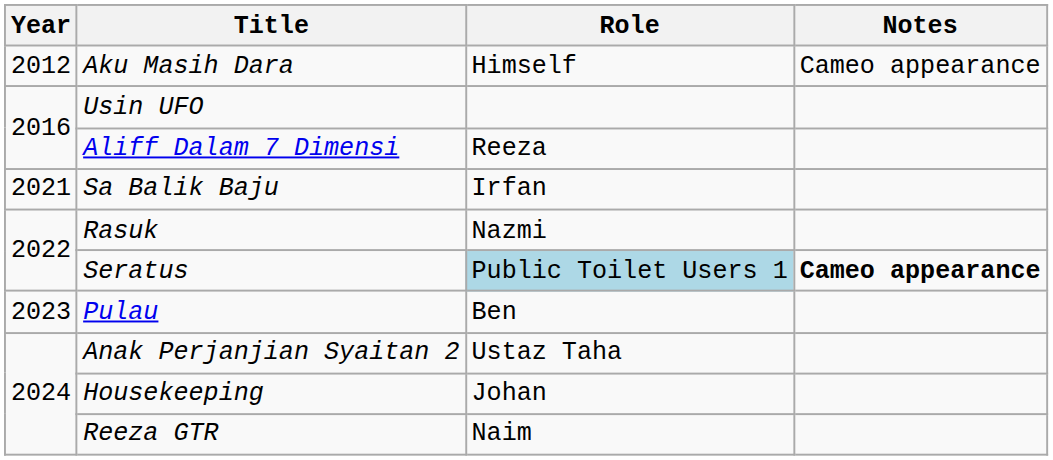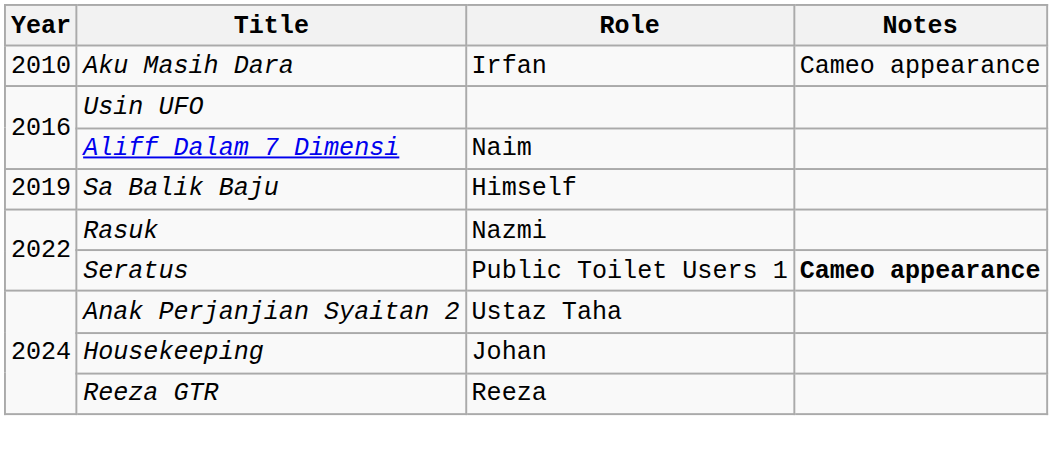(41, 66) 2012 -> (41, 66) 2010
(524, 66) Himself -> (509, 66) Irfan
(509, 148) Reeza -> (502, 148) Naim
(41, 189) 2021 -> (41, 189) 2019
(509, 189) Irfan -> (524, 189) Himself
(630, 271) lightblue background -> (630, 271) no background
- row: (121, 312)
(502, 434) Naim -> (509, 393) Reeza
